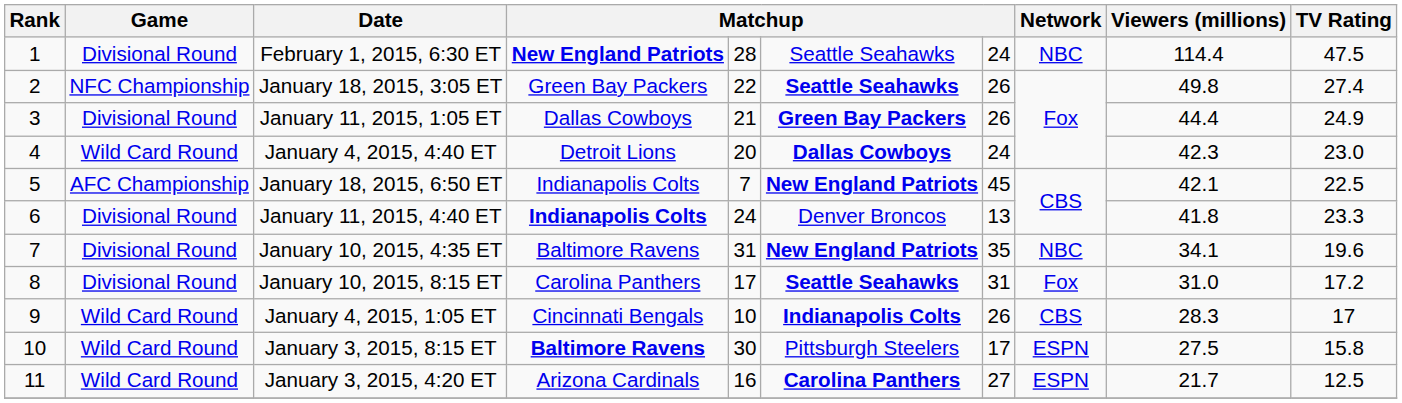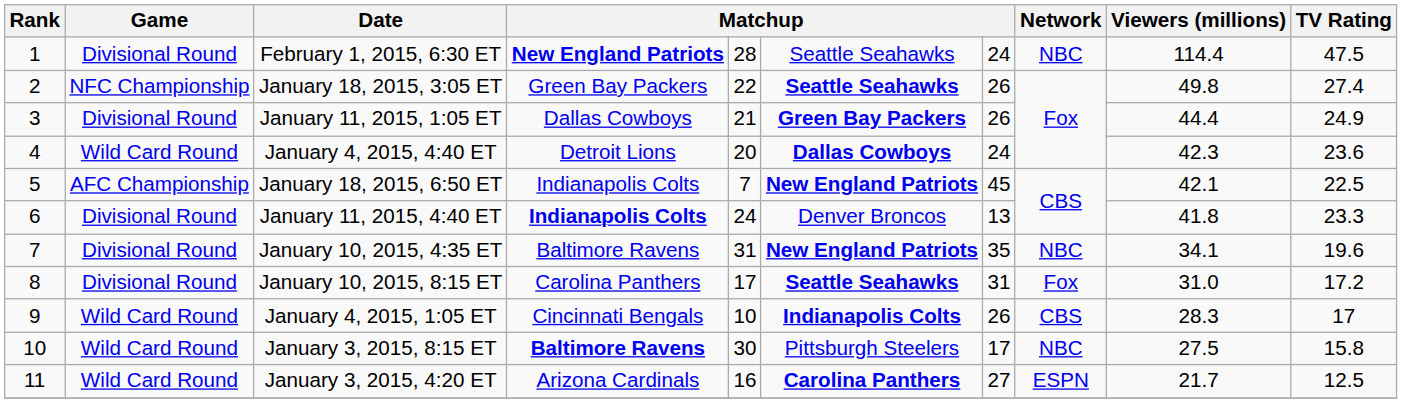(1344, 151) 23.0 -> (1344, 151) 23.6
(1061, 348) ESPN -> (1061, 348) NBC
